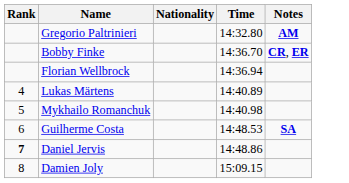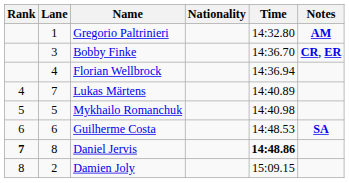+ column: (54, 14)
(241, 149) normal -> (273, 149) bold
